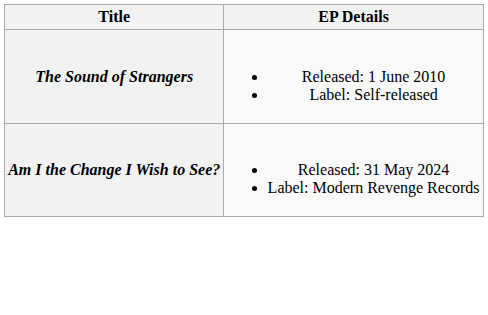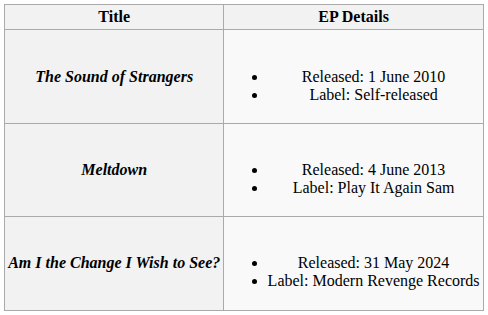+ row: (114, 169)
